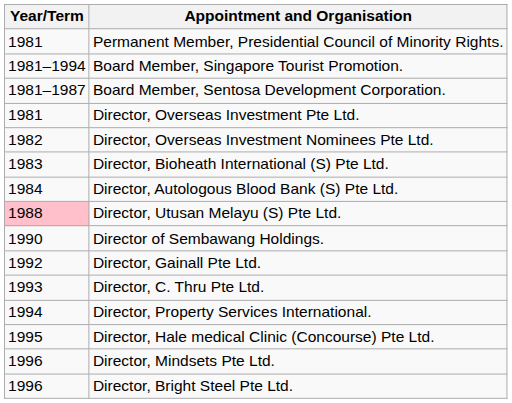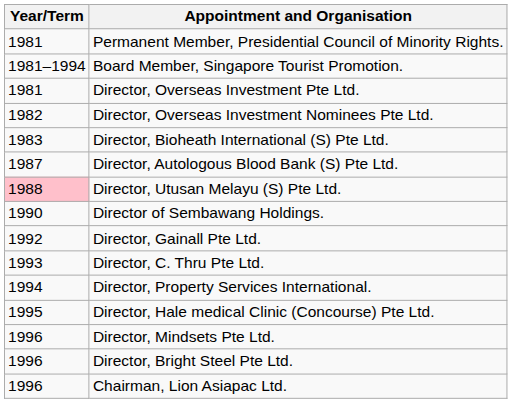- row: (269, 90)
(25, 189) 1984 -> (25, 164) 1987
+ row: (190, 386)
